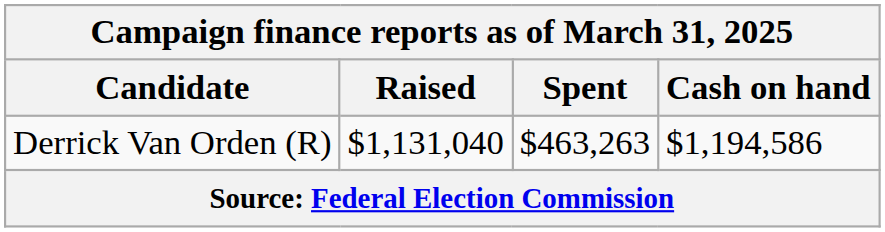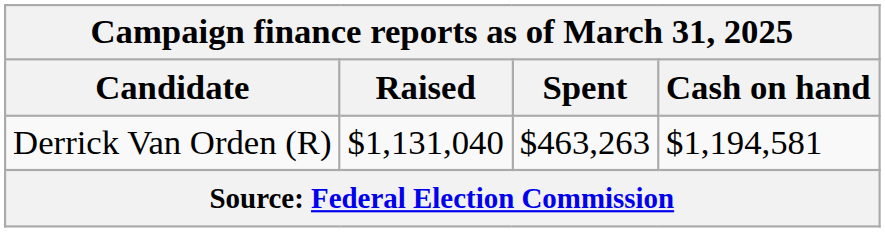(744, 142) $1,194,586 -> (744, 142) $1,194,581
